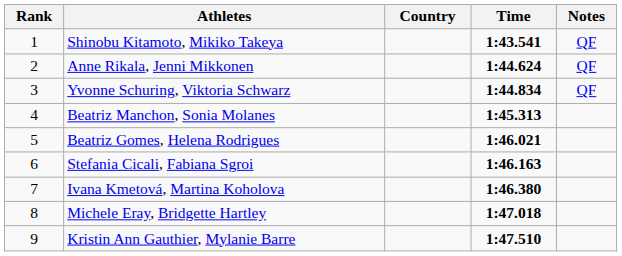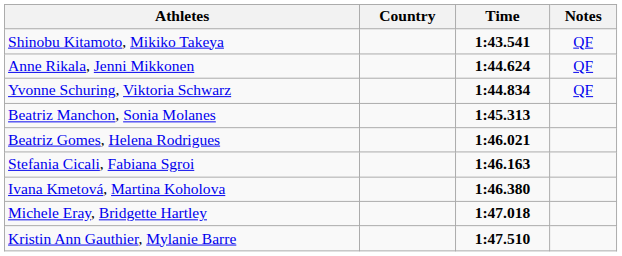- column: (34, 16)
